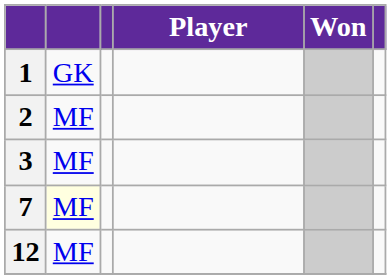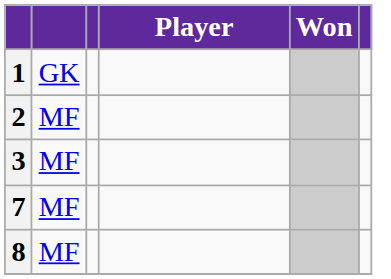(73, 206) lightyellow background -> (59, 206) no background
+ row: (18, 251)
- row: (26, 251)
